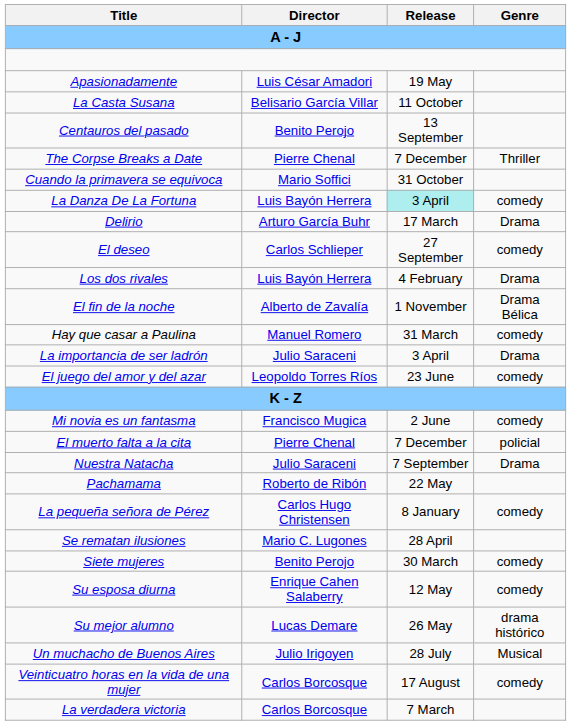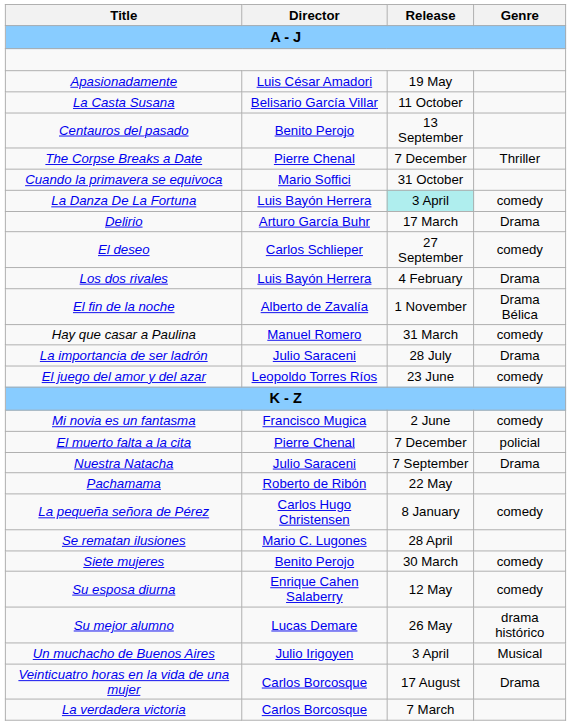(430, 356) 3 April -> (430, 356) 28 July
(430, 654) 28 July -> (430, 654) 3 April
(520, 682) comedy -> (520, 682) Drama
